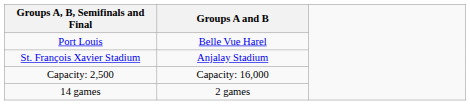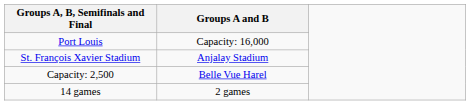(233, 41) Belle Vue Harel -> (233, 41) Capacity: 16,000
(233, 74) Capacity: 16,000 -> (233, 74) Belle Vue Harel
